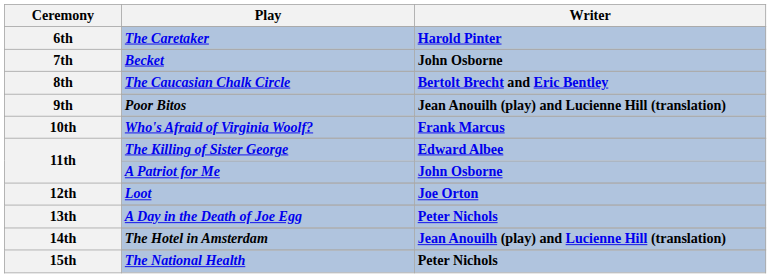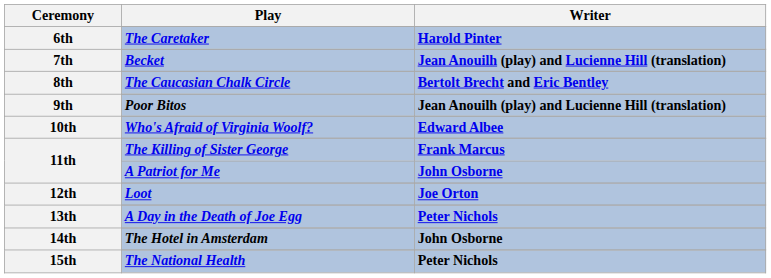(460, 60) John Osborne -> (572, 60) Jean Anouilh (play) and Lucienne Hill (translation)
(461, 127) Frank Marcus -> (461, 127) Edward Albee
(461, 149) Edward Albee -> (461, 149) Frank Marcus
(572, 238) Jean Anouilh (play) and Lucienne Hill (translation) -> (460, 238) John Osborne
